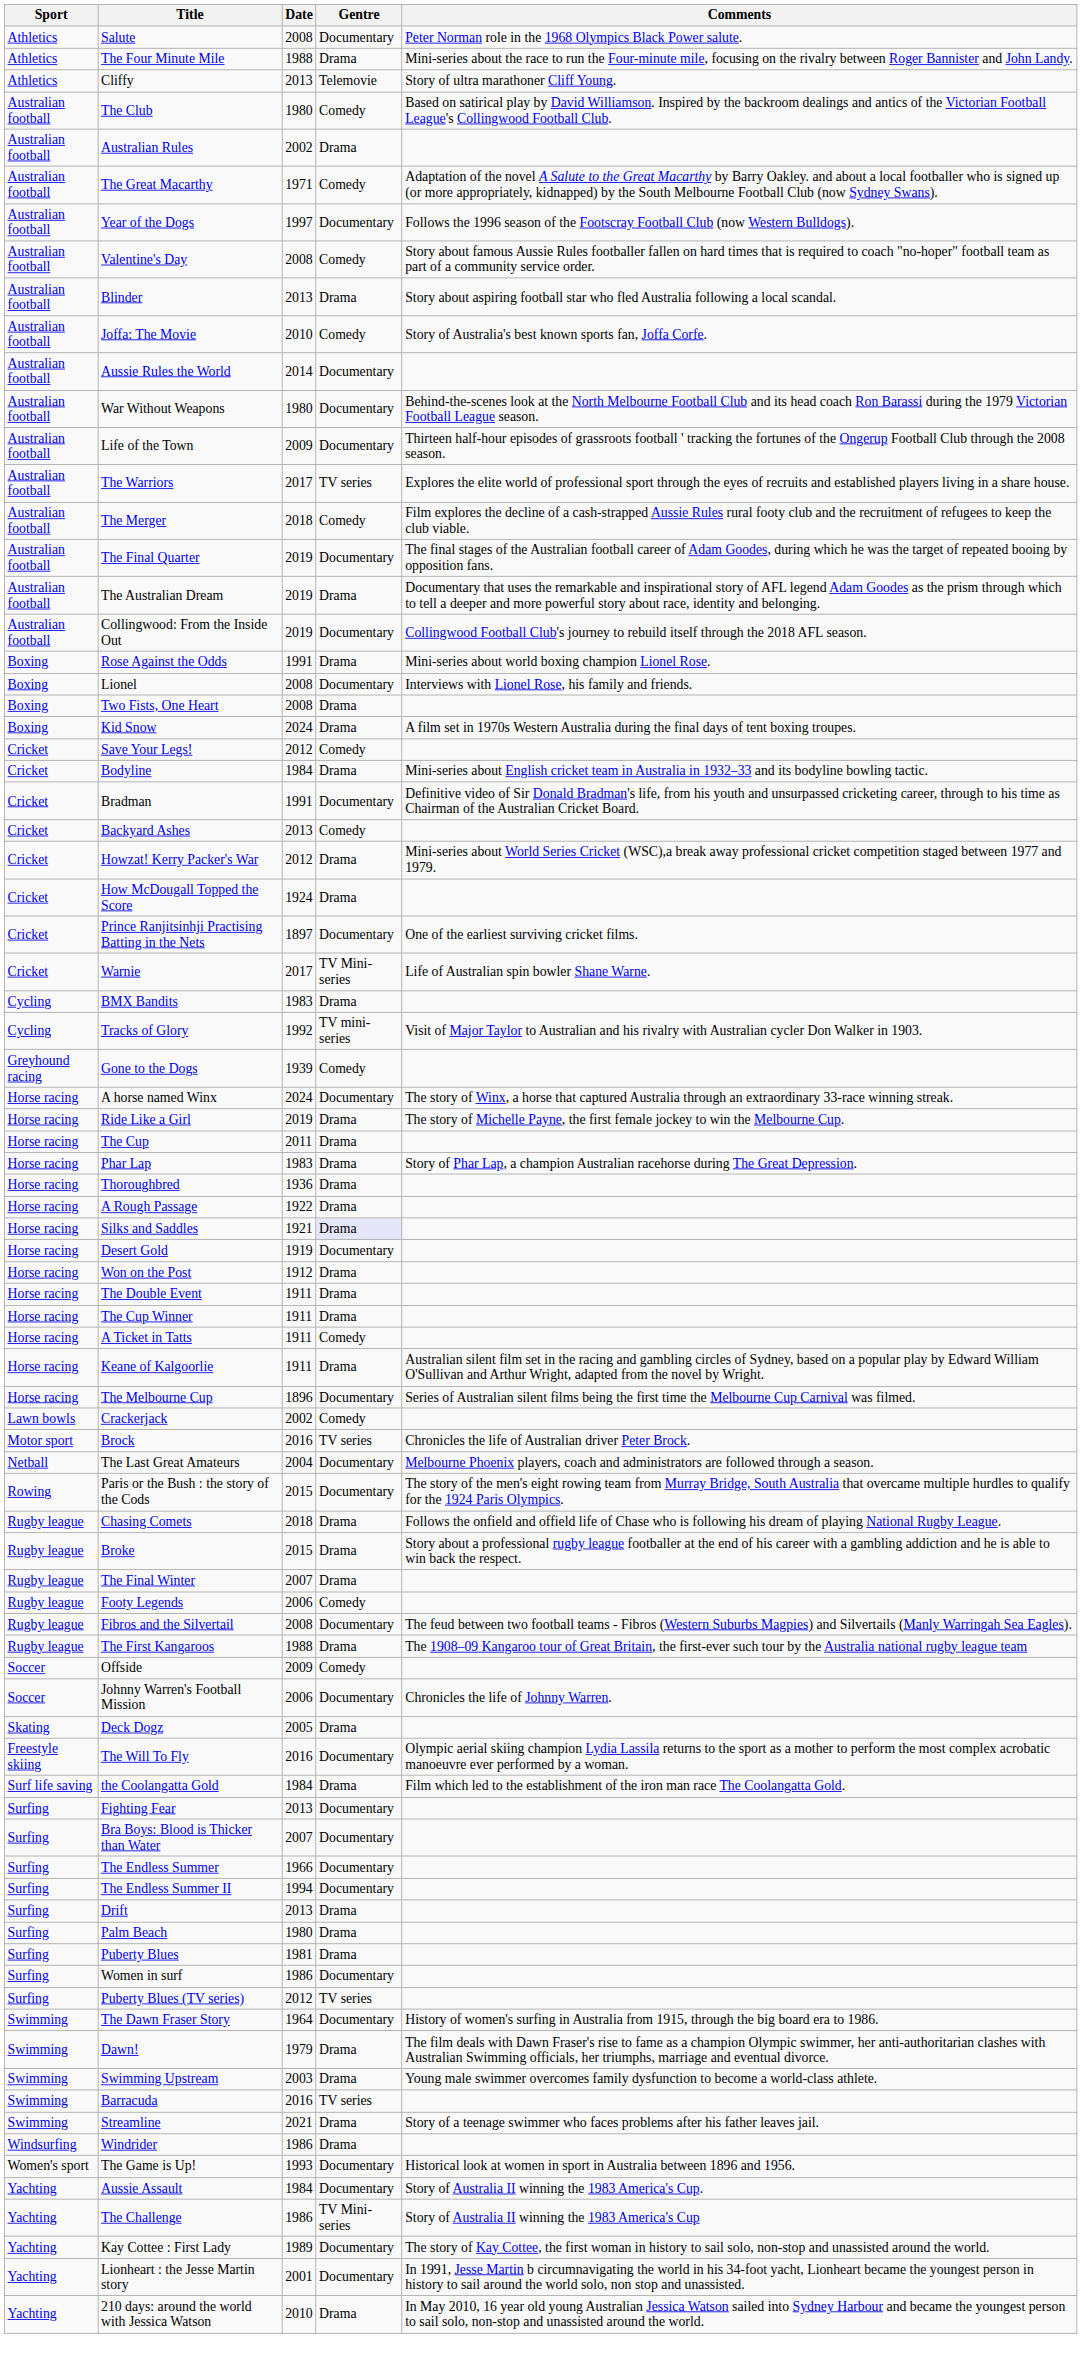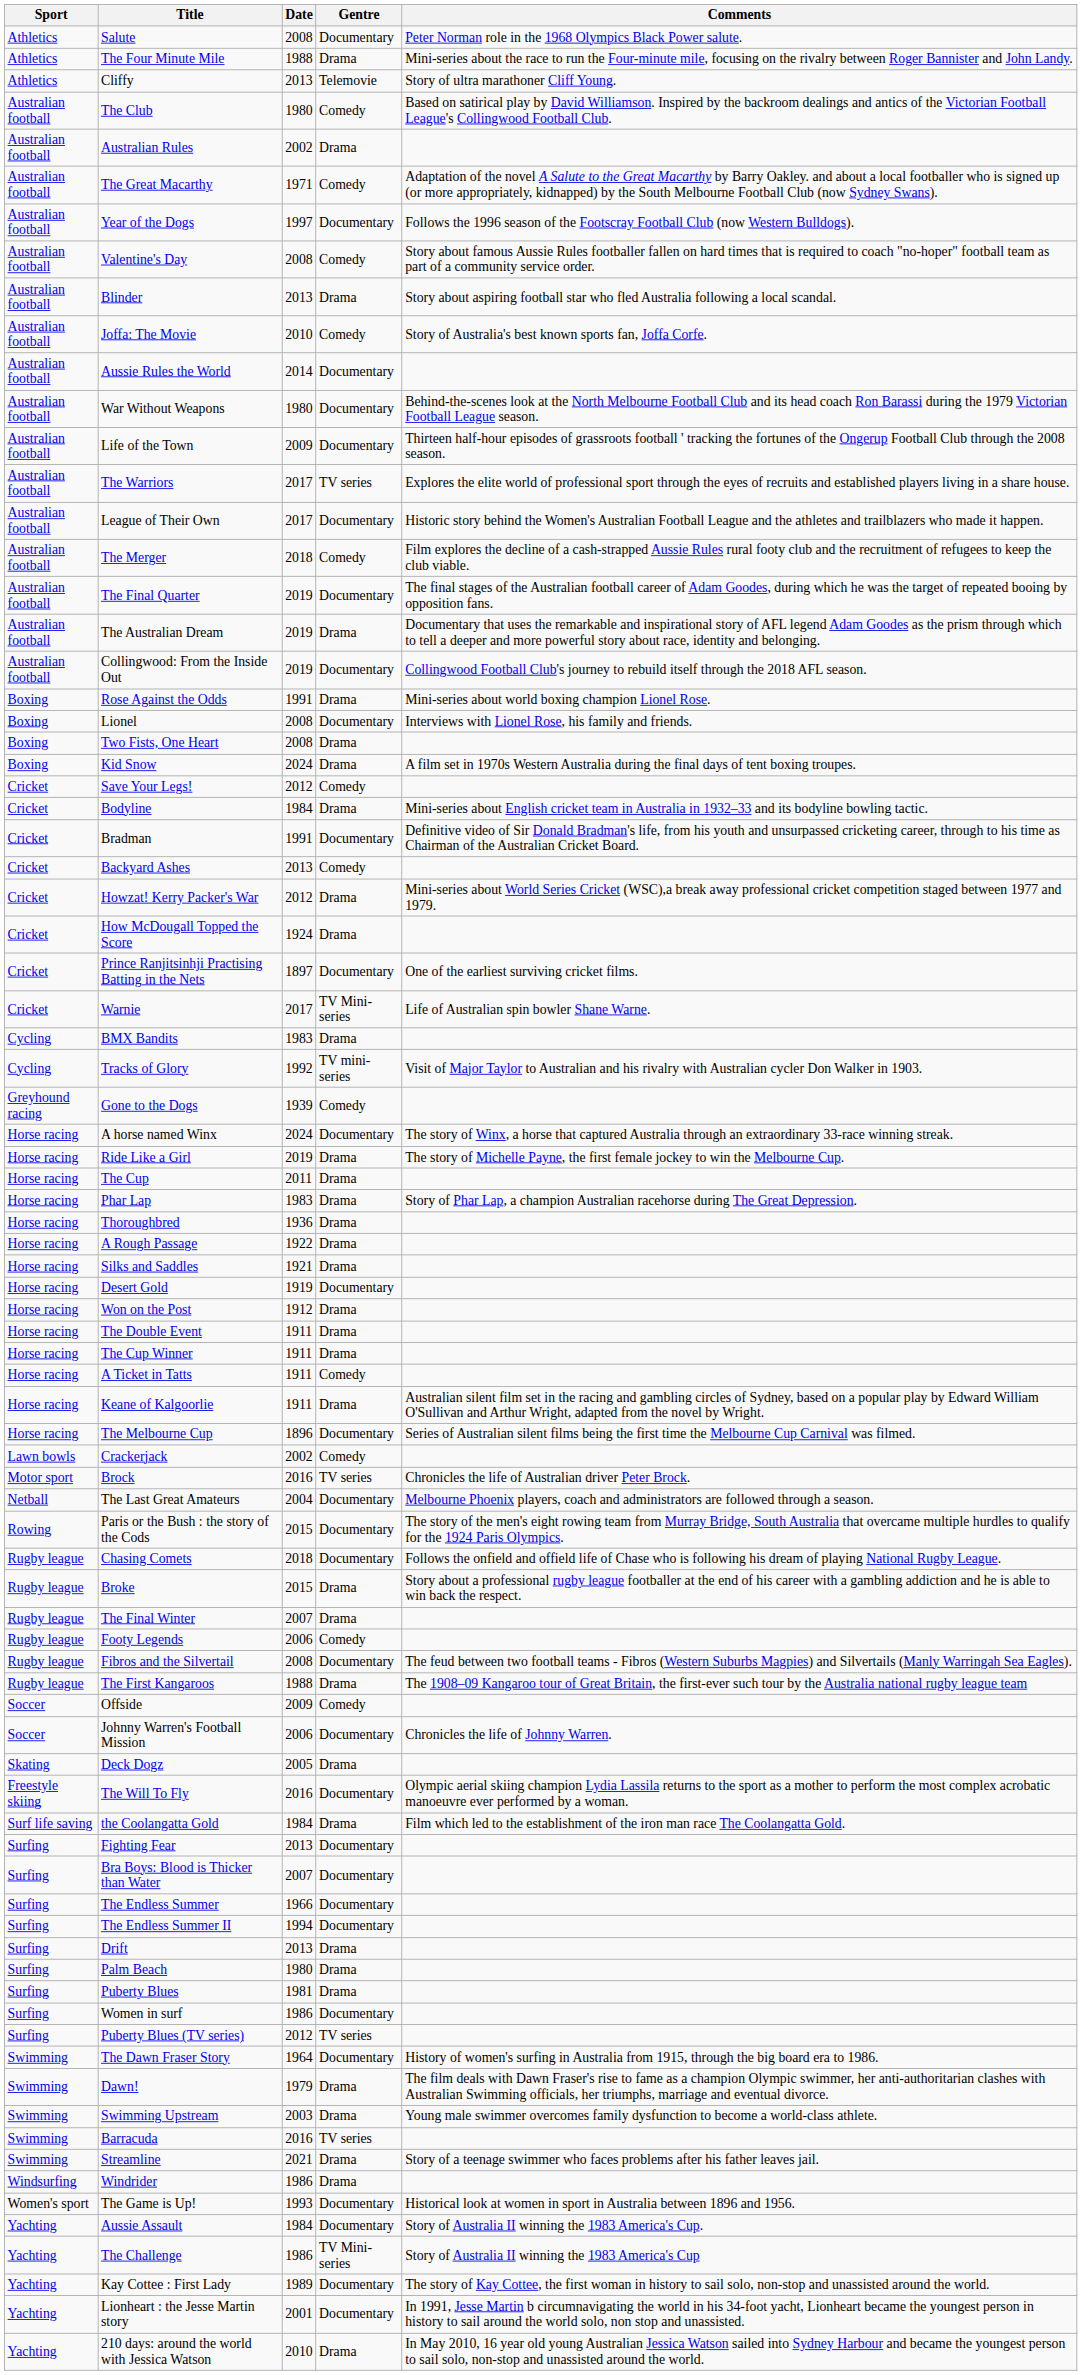+ row: (160, 520)
(338, 1228) lavender background -> (338, 1266) no background
(338, 1521) Drama -> (357, 1559) Documentary
